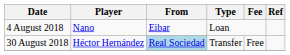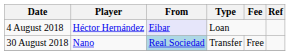(83, 27) Nano -> (109, 27) Héctor Hernández
(159, 27) no background -> (159, 27) lavender background
(109, 43) Héctor Hernández -> (83, 43) Nano
